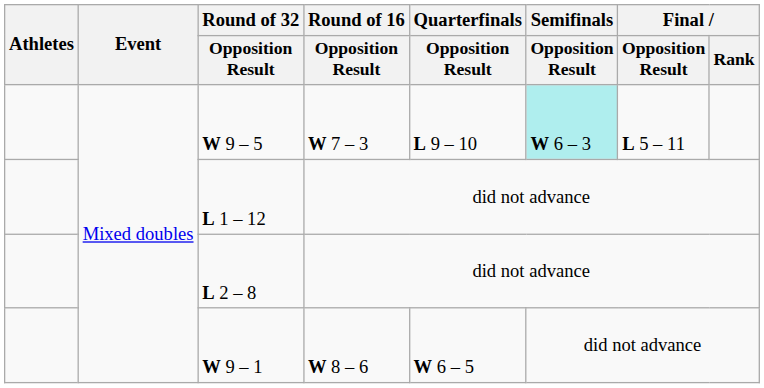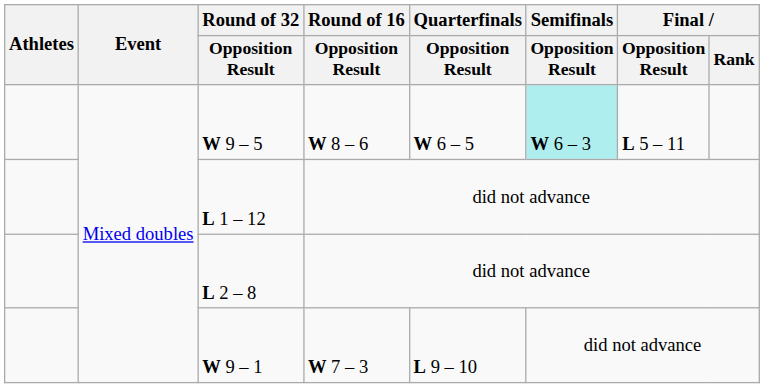(338, 144) W 7 – 3 -> (338, 144) W 8 – 6
(445, 144) L 9 – 10 -> (444, 144) W 6 – 5
(338, 367) W 8 – 6 -> (338, 367) W 7 – 3
(444, 367) W 6 – 5 -> (445, 367) L 9 – 10
